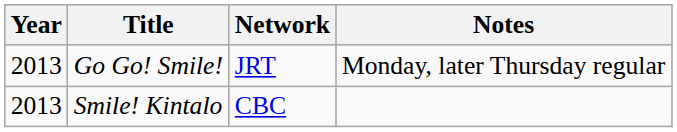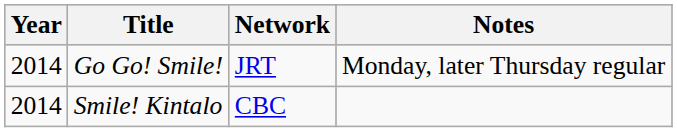(36, 65) 2013 -> (36, 65) 2014
(36, 106) 2013 -> (36, 106) 2014
